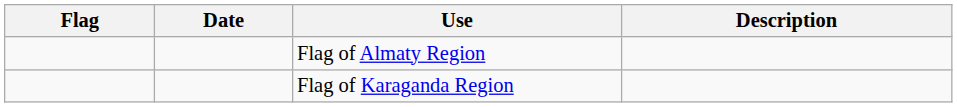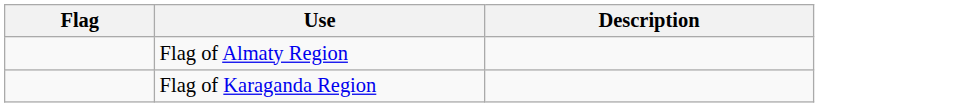- column: (224, 20)
